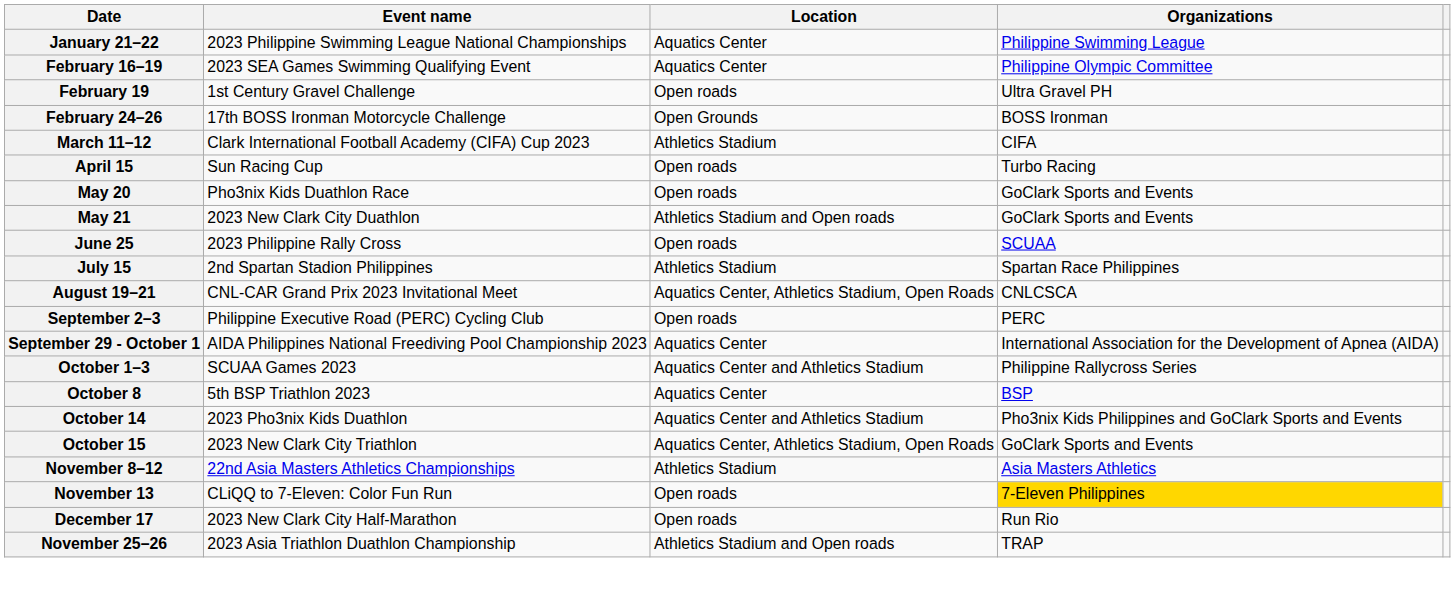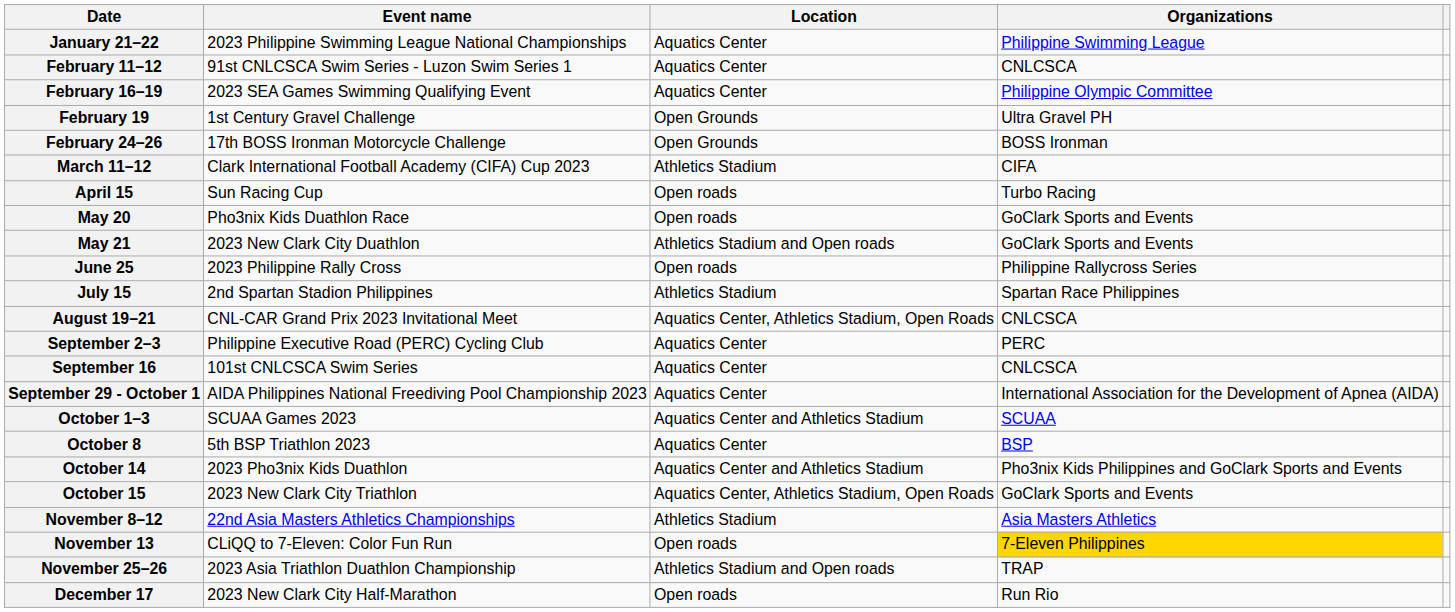+ row: (104, 67)
(695, 92) Open roads -> (706, 117) Open Grounds
(1028, 243) SCUAA -> (1099, 268) Philippine Rallycross Series
(695, 318) Open roads -> (710, 343) Aquatics Center
+ row: (104, 368)
(1099, 368) Philippine Rallycross Series -> (1028, 419) SCUAA
rows swapped: (104, 544) <-> (104, 519)
